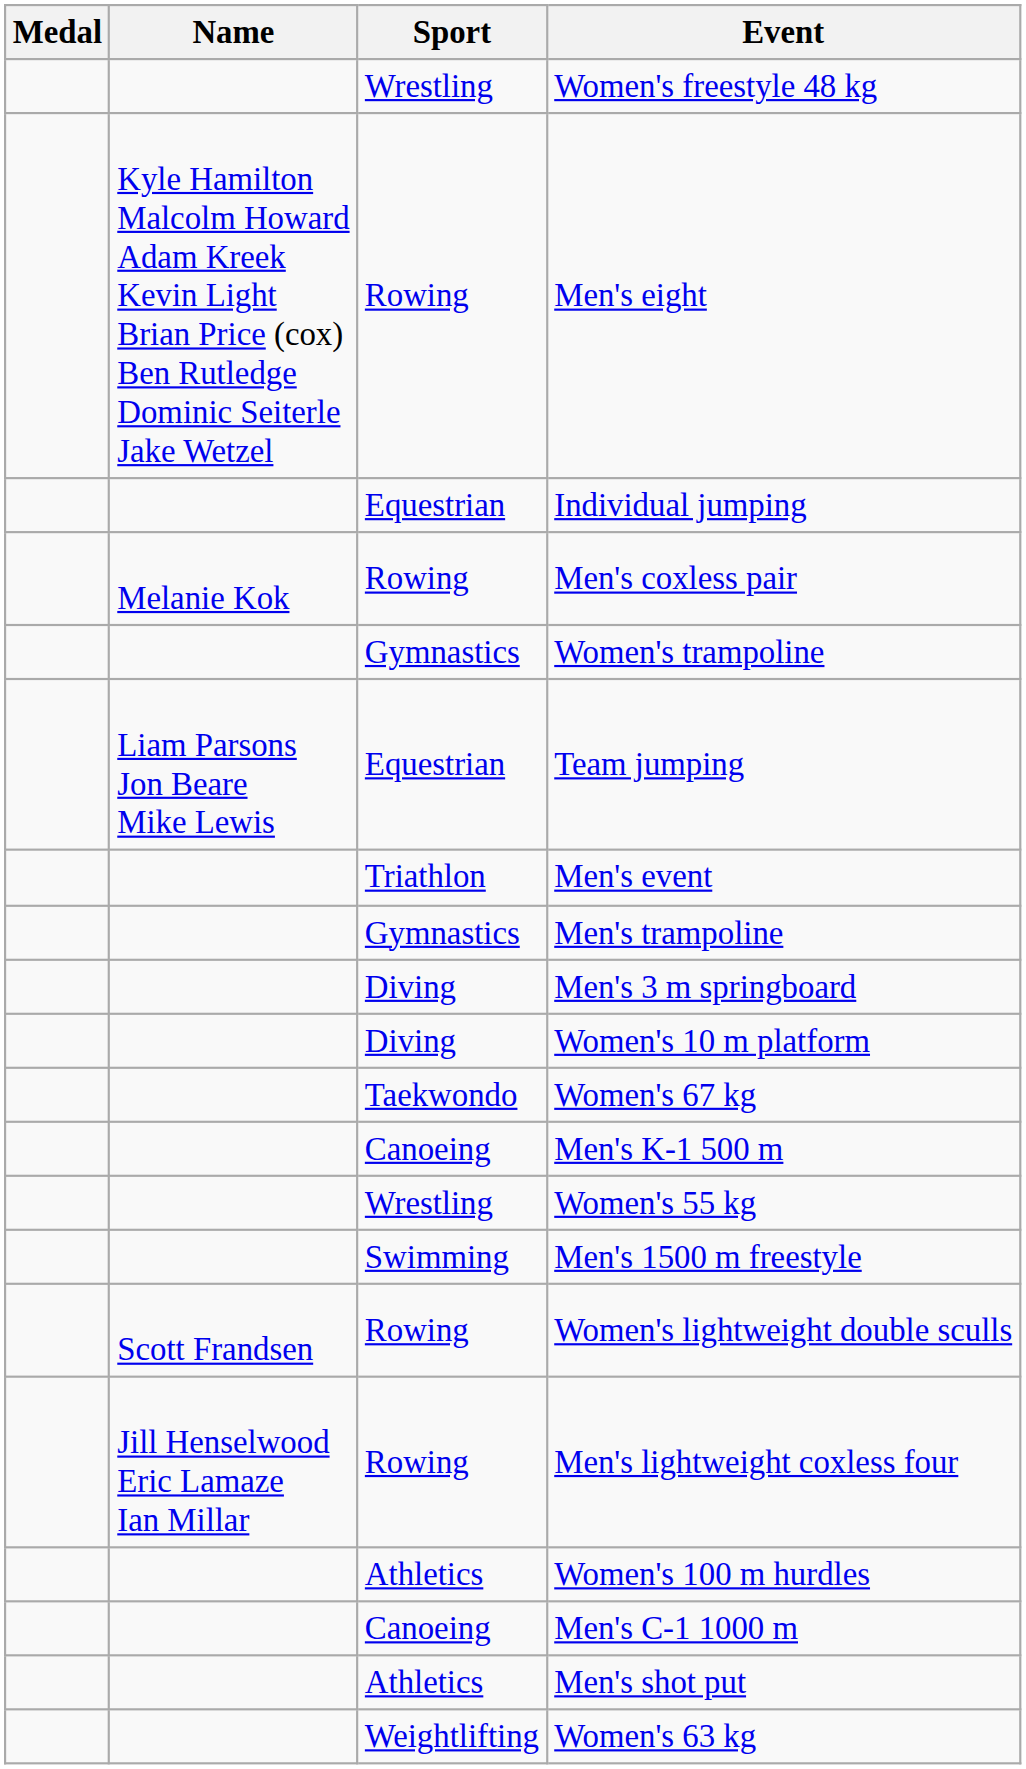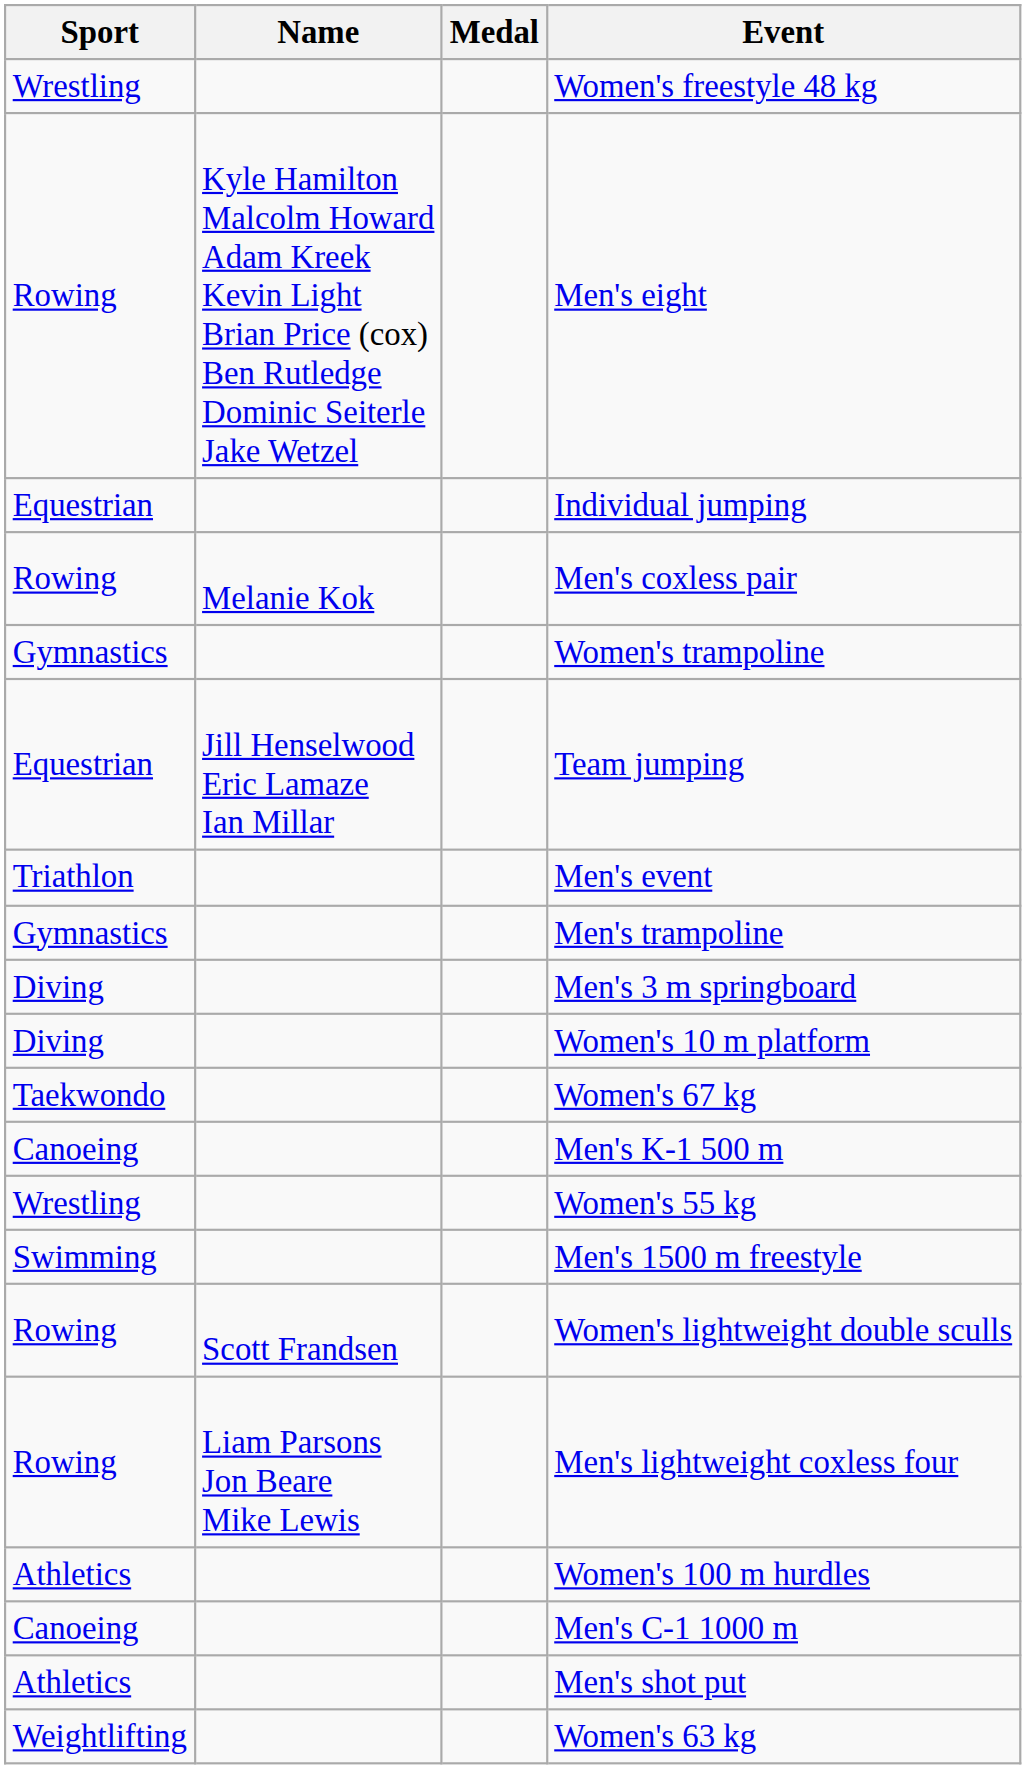columns swapped: (57, 31) <-> (452, 31)
(207, 784) Liam Parsons Jon Beare Mike Lewis -> (308, 784) Jill Henselwood Eric Lamaze Ian Millar
(223, 1481) Jill Henselwood Eric Lamaze Ian Millar -> (292, 1481) Liam Parsons Jon Beare Mike Lewis
